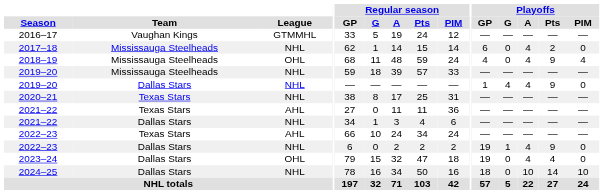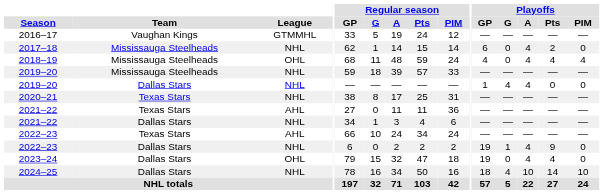(553, 59) 9 -> (553, 59) 4
(553, 84) 9 -> (553, 84) 0
(508, 171) 0 -> (508, 171) 4
